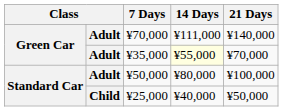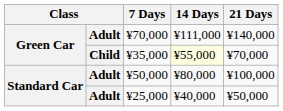(105, 55) Adult -> (105, 55) Child
(105, 95) Child -> (105, 95) Adult
